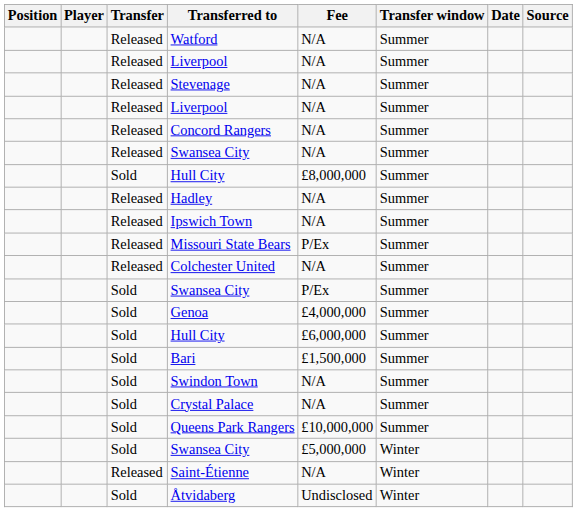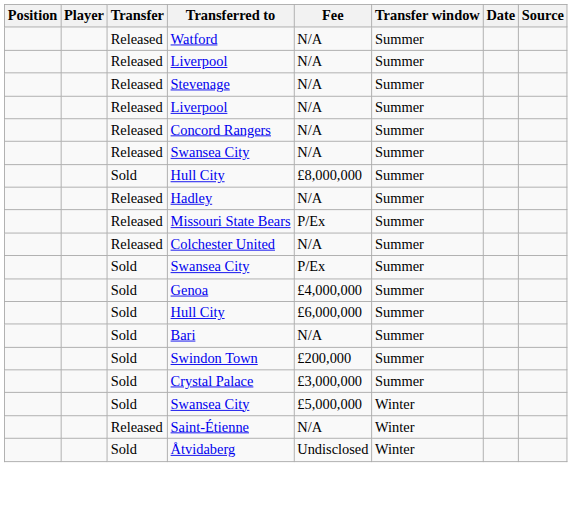- row: (137, 221)
(334, 358) £1,500,000 -> (310, 335) N/A
(314, 381) N/A -> (324, 358) £200,000
(314, 404) N/A -> (330, 381) £3,000,000
- row: (124, 426)
